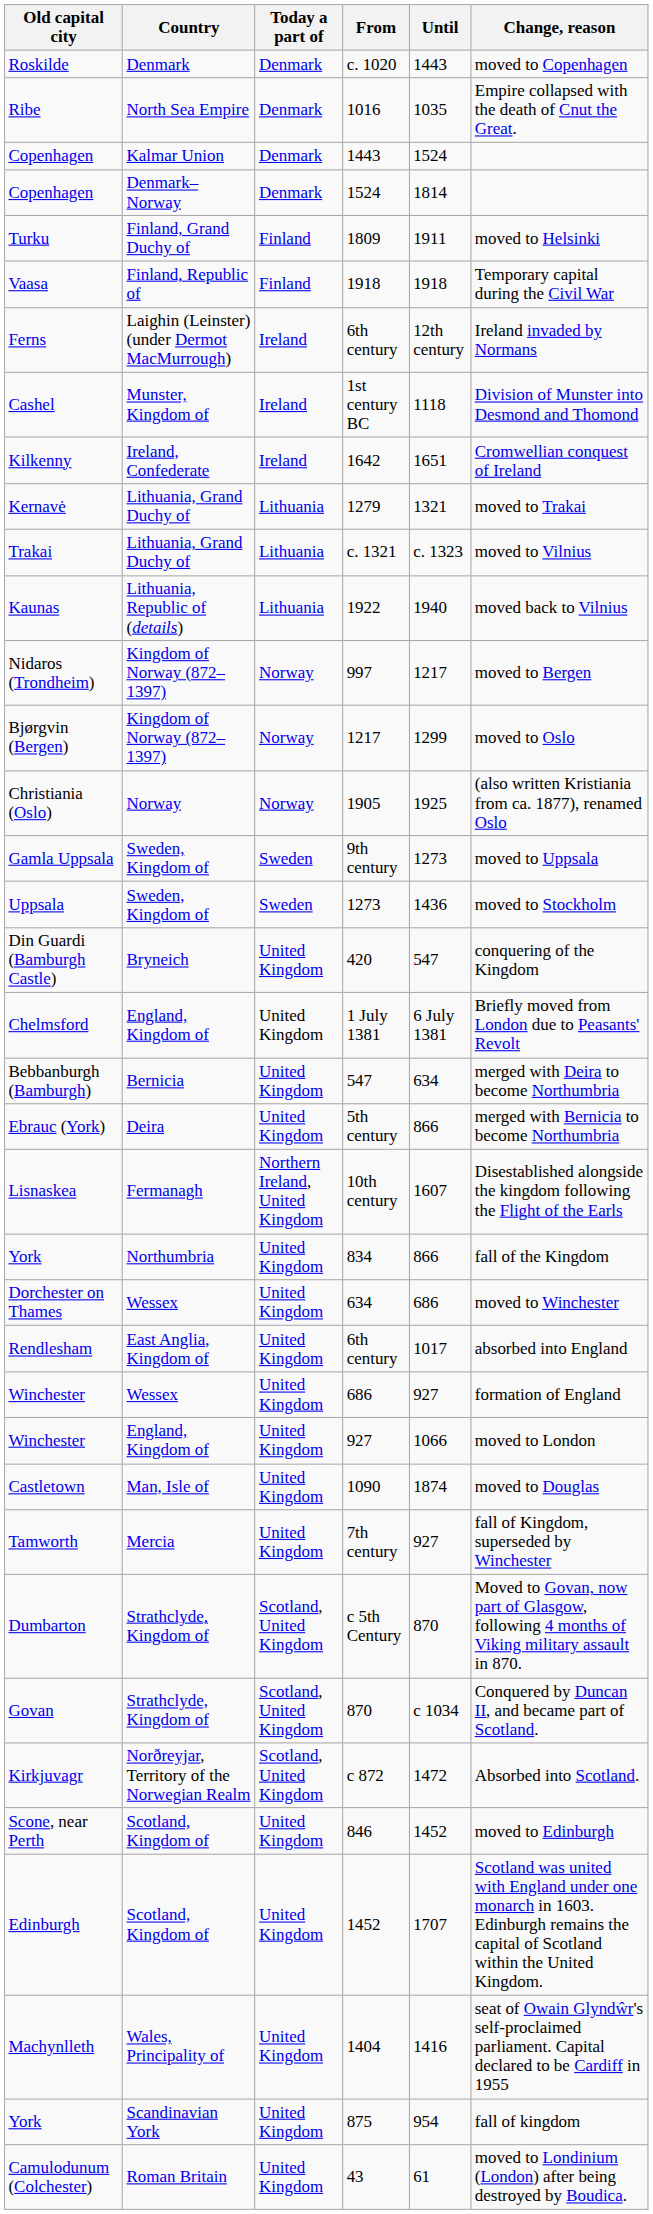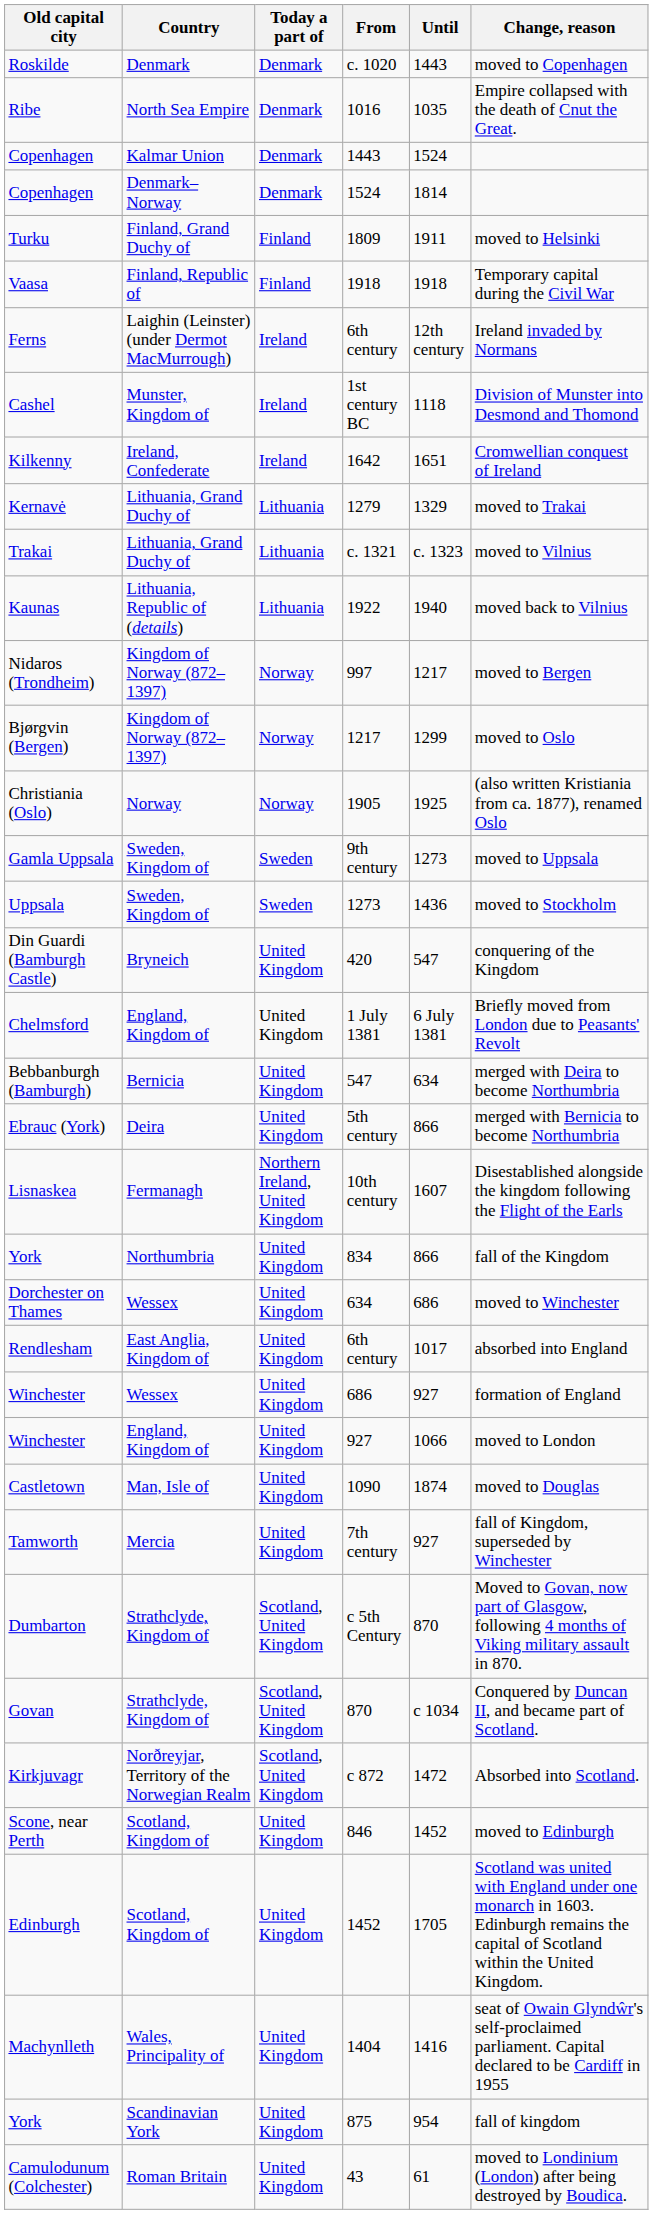(430, 506) 1321 -> (430, 506) 1329
(430, 1924) 1707 -> (430, 1924) 1705
